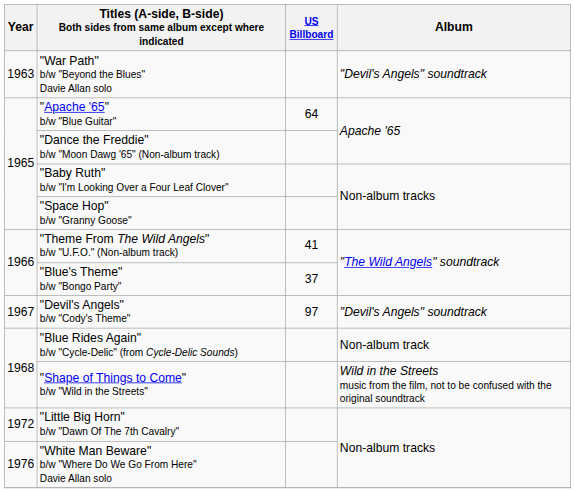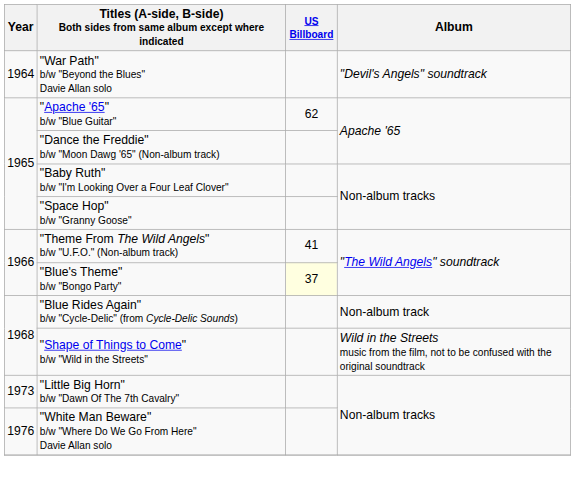(21, 74) 1963 -> (21, 74) 1964
(311, 114) 64 -> (311, 114) 62
(311, 279) no background -> (311, 279) lightyellow background
- row: (85, 312)
(21, 424) 1972 -> (21, 391) 1973
